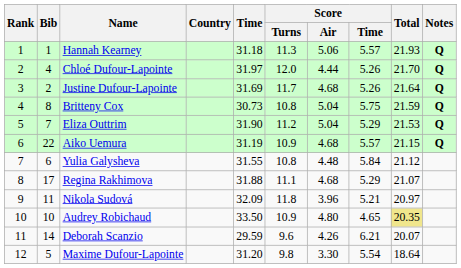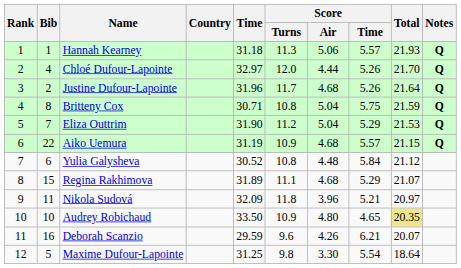(249, 69) 31.97 -> (249, 69) 32.97
(249, 87) 31.69 -> (249, 87) 31.96
(249, 106) 30.73 -> (249, 106) 30.71
(249, 161) 31.55 -> (249, 161) 30.52
(48, 180) 17 -> (48, 180) 15
(249, 180) 31.88 -> (249, 180) 31.89
(48, 236) 14 -> (48, 236) 16
(249, 254) 31.20 -> (249, 254) 31.25
